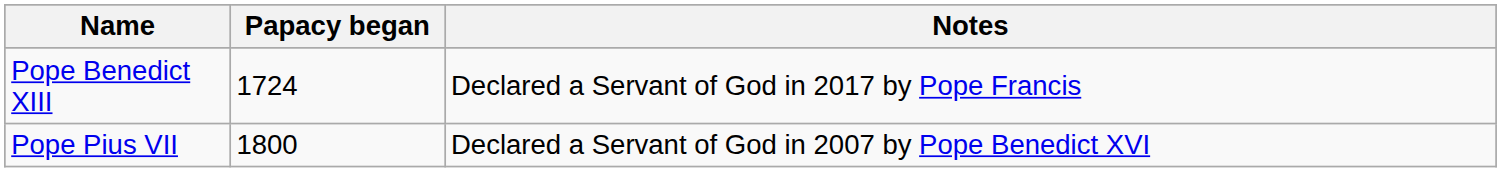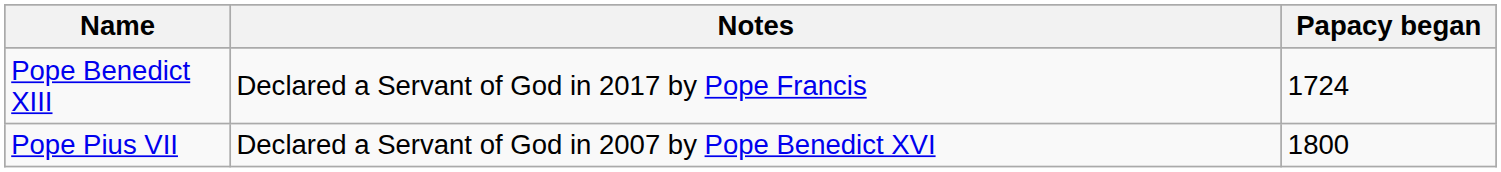columns swapped: (337, 26) <-> (970, 26)
